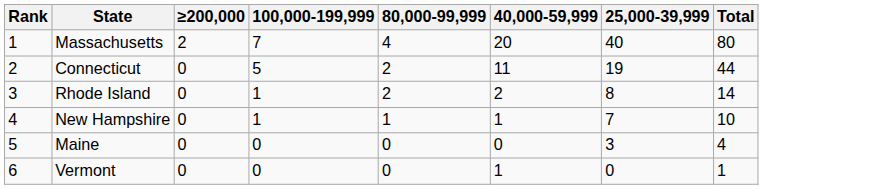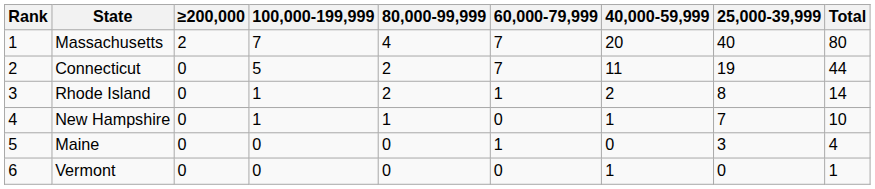+ column: (546, 17)
